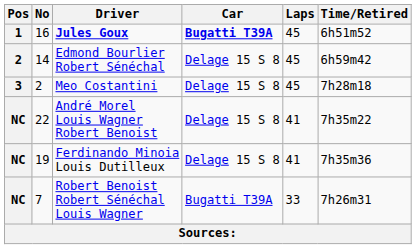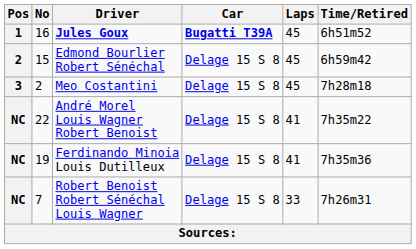(42, 61) 14 -> (42, 61) 15
(229, 200) Bugatti T39A -> (232, 200) Delage 15 S 8
